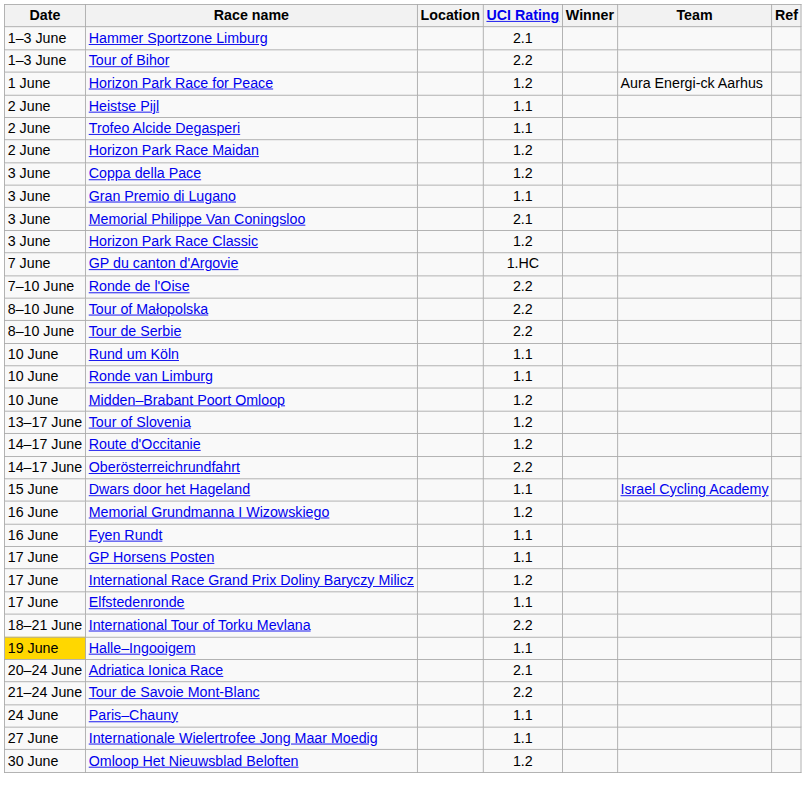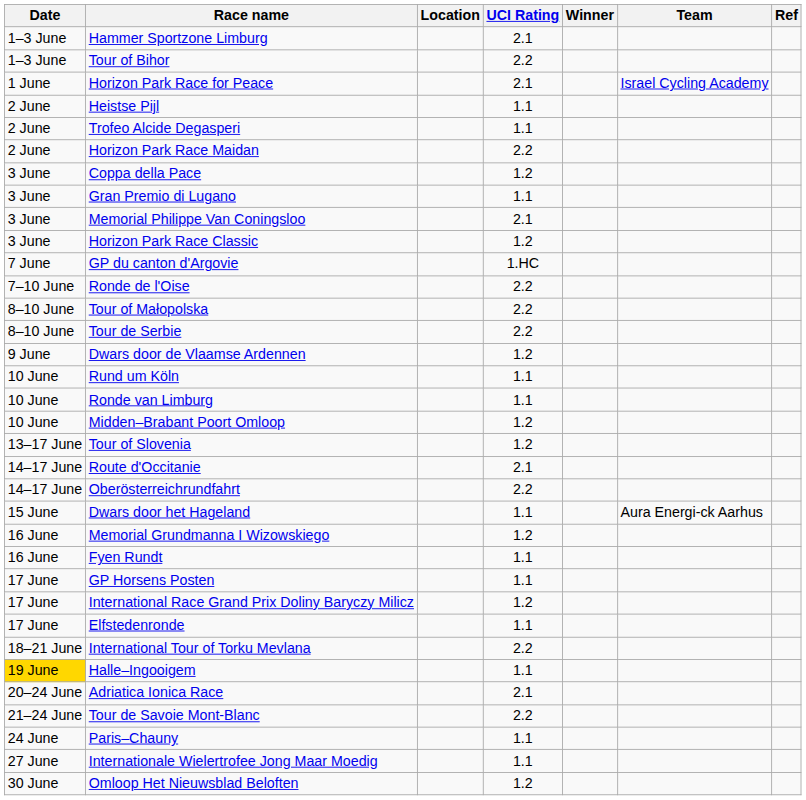(523, 83) 1.2 -> (523, 83) 2.1
(692, 83) Aura Energi-ck Aarhus -> (695, 83) Israel Cycling Academy
(523, 151) 1.2 -> (523, 151) 2.2
+ row: (197, 354)
(523, 444) 1.2 -> (523, 467) 2.1
(695, 490) Israel Cycling Academy -> (692, 512) Aura Energi-ck Aarhus
